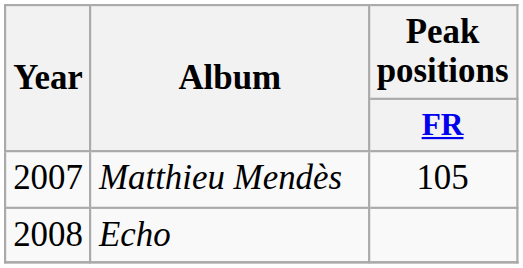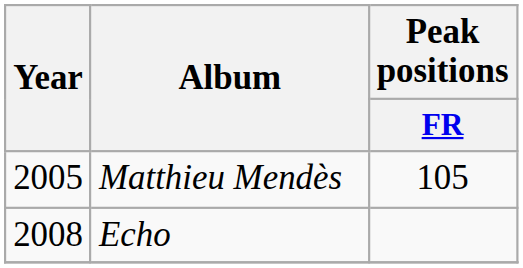(48, 178) 2007 -> (48, 178) 2005
